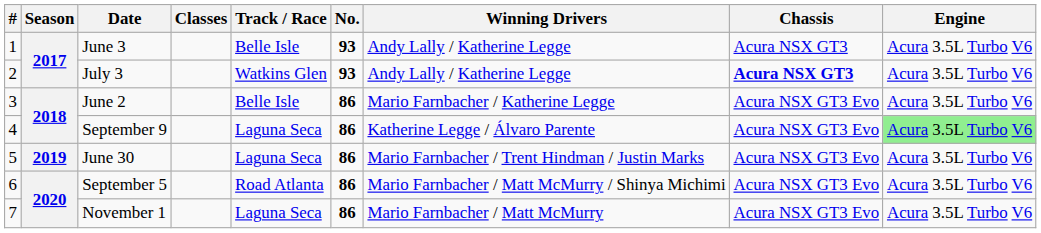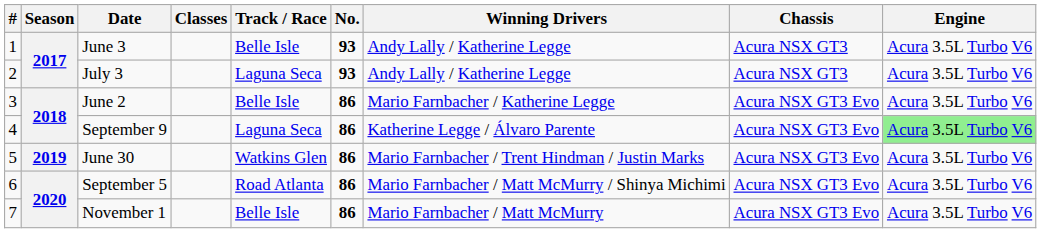(281, 74) Watkins Glen -> (278, 74) Laguna Seca
(793, 74) bold -> (791, 74) normal
(278, 157) Laguna Seca -> (281, 157) Watkins Glen
(278, 213) Laguna Seca -> (267, 213) Belle Isle
